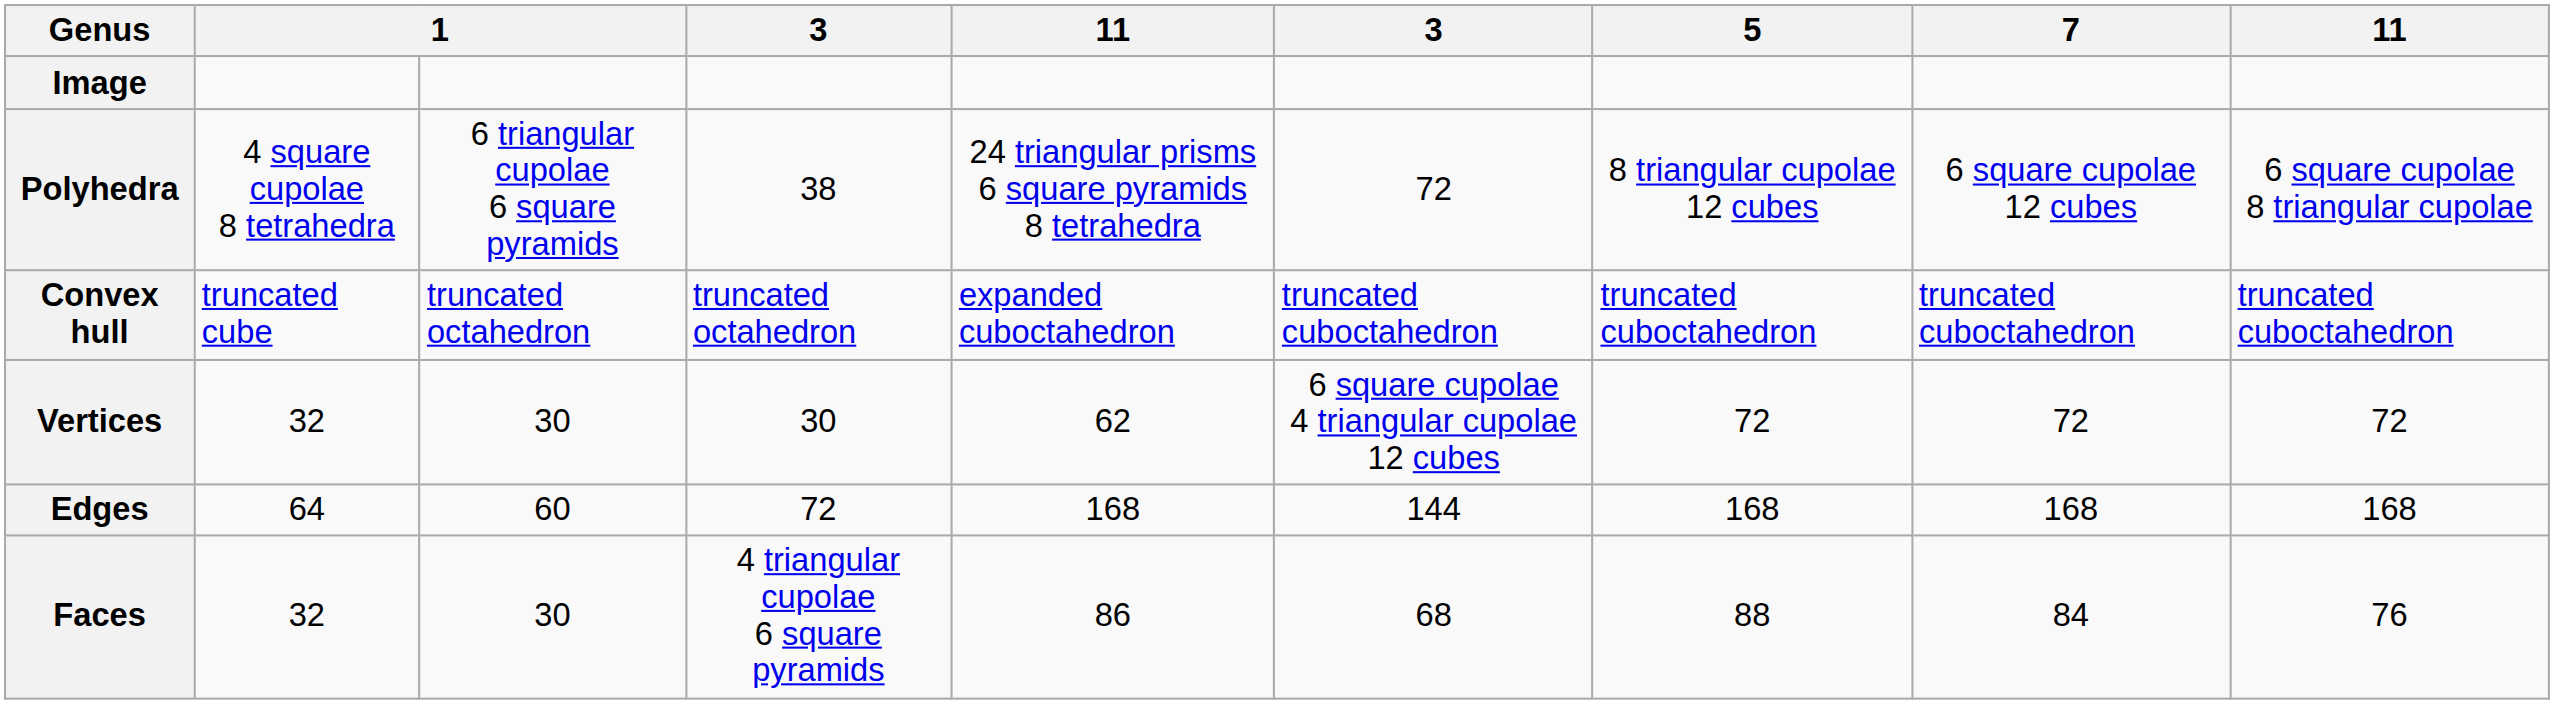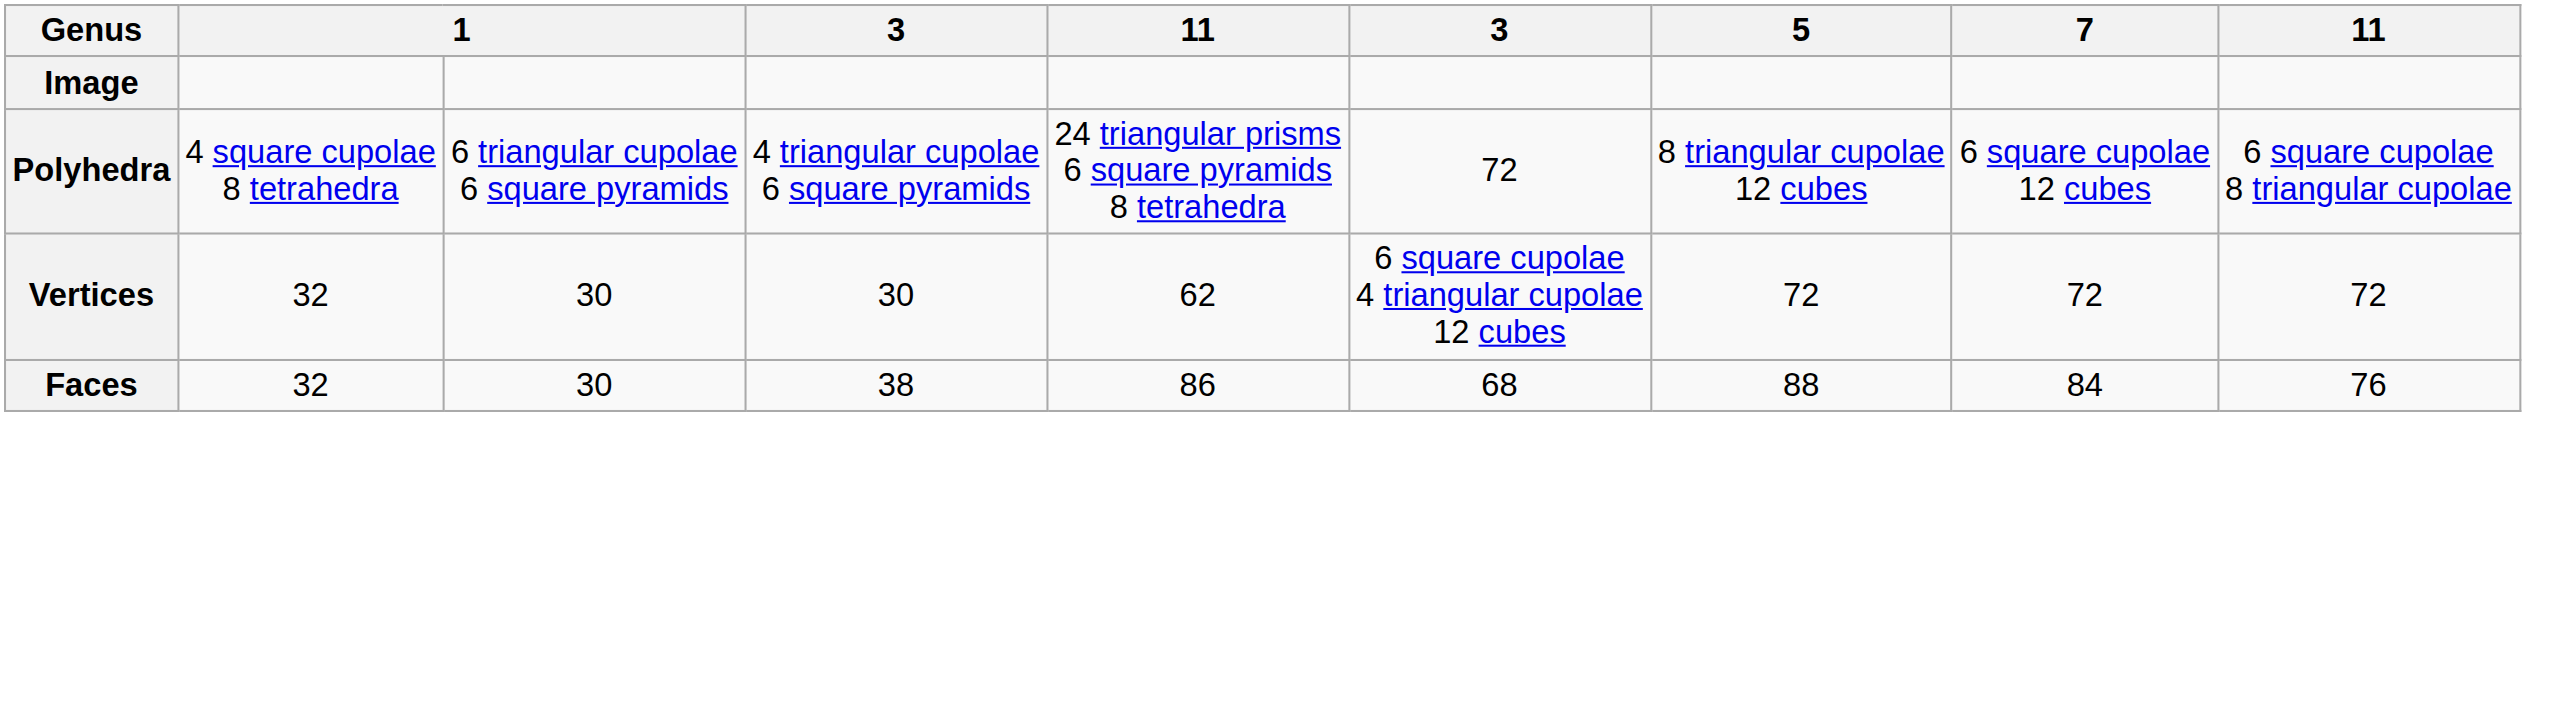(818, 188) 38 -> (896, 170) 4 triangular cupolae 6 square pyramids
- row: (100, 314)
- row: (100, 509)
(818, 616) 4 triangular cupolae 6 square pyramids -> (896, 384) 38
